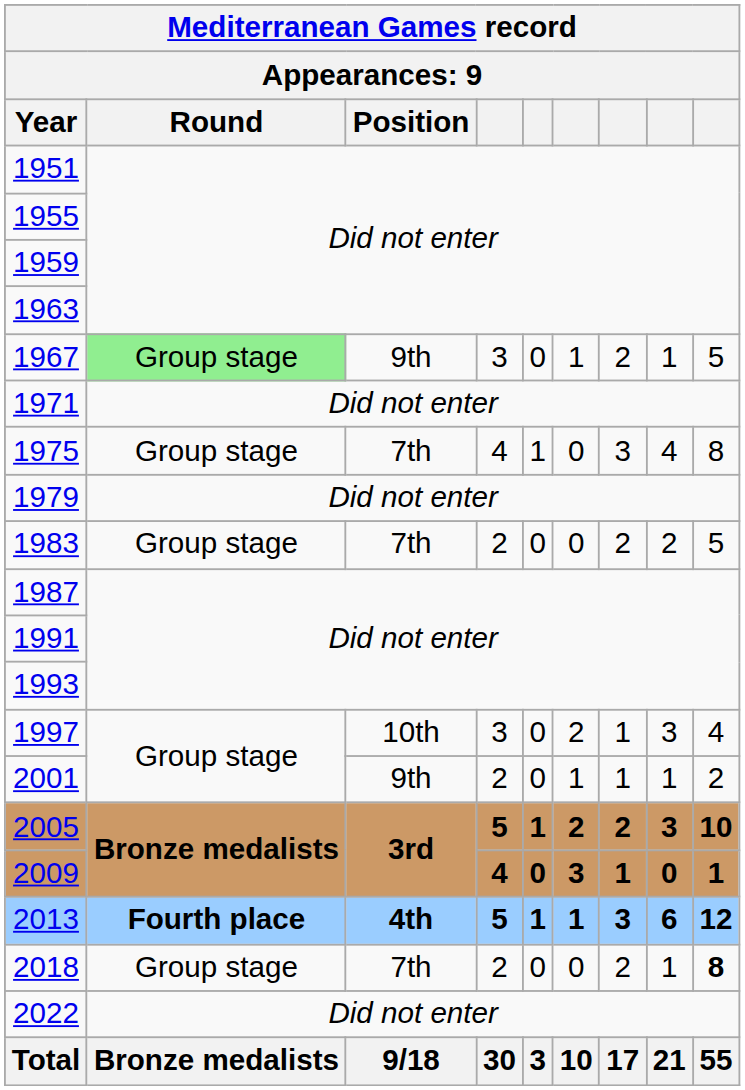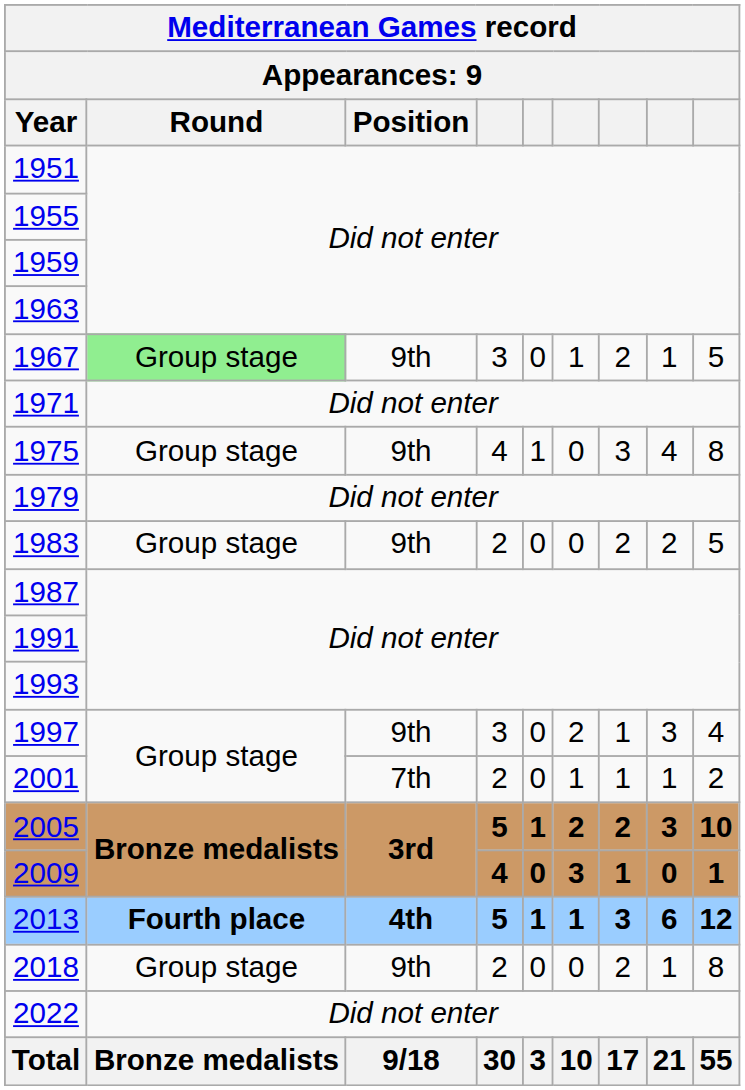(411, 450) 7th -> (411, 450) 9th
(411, 544) 7th -> (411, 544) 9th
(411, 732) 10th -> (411, 732) 9th
(411, 779) 9th -> (411, 779) 7th
(411, 966) 7th -> (411, 966) 9th
(716, 966) bold -> (716, 966) normal
